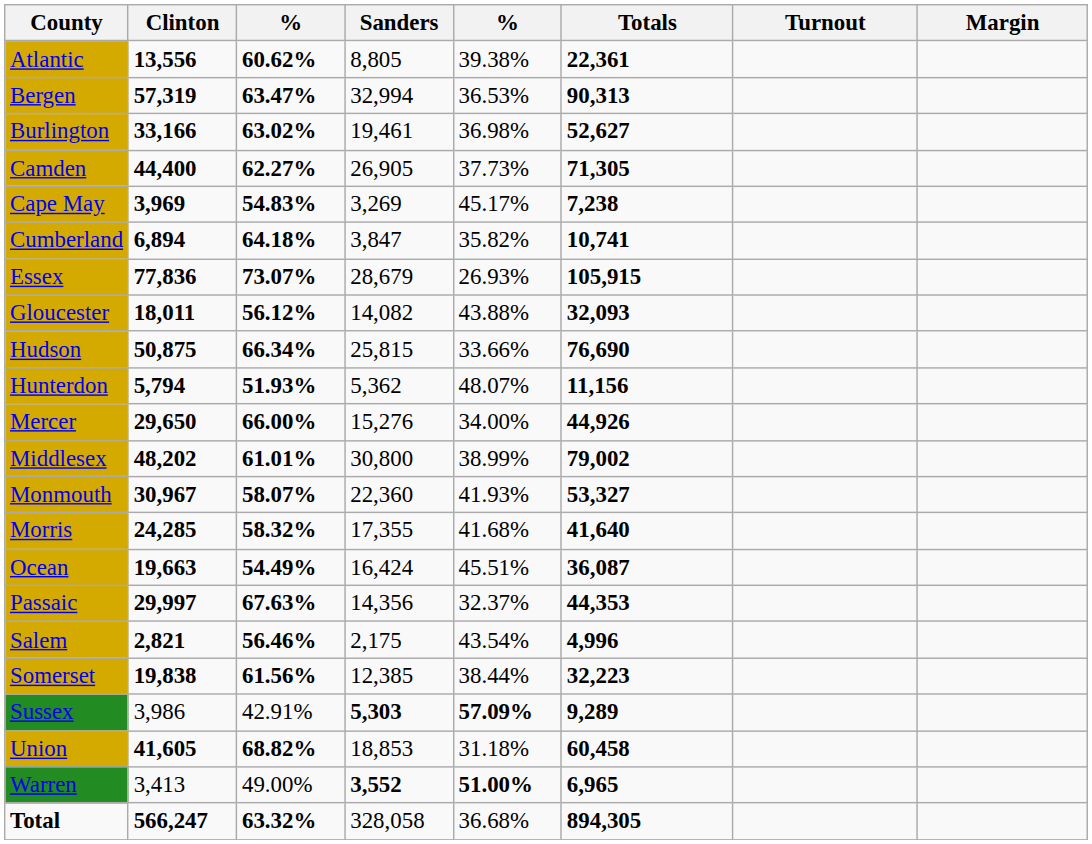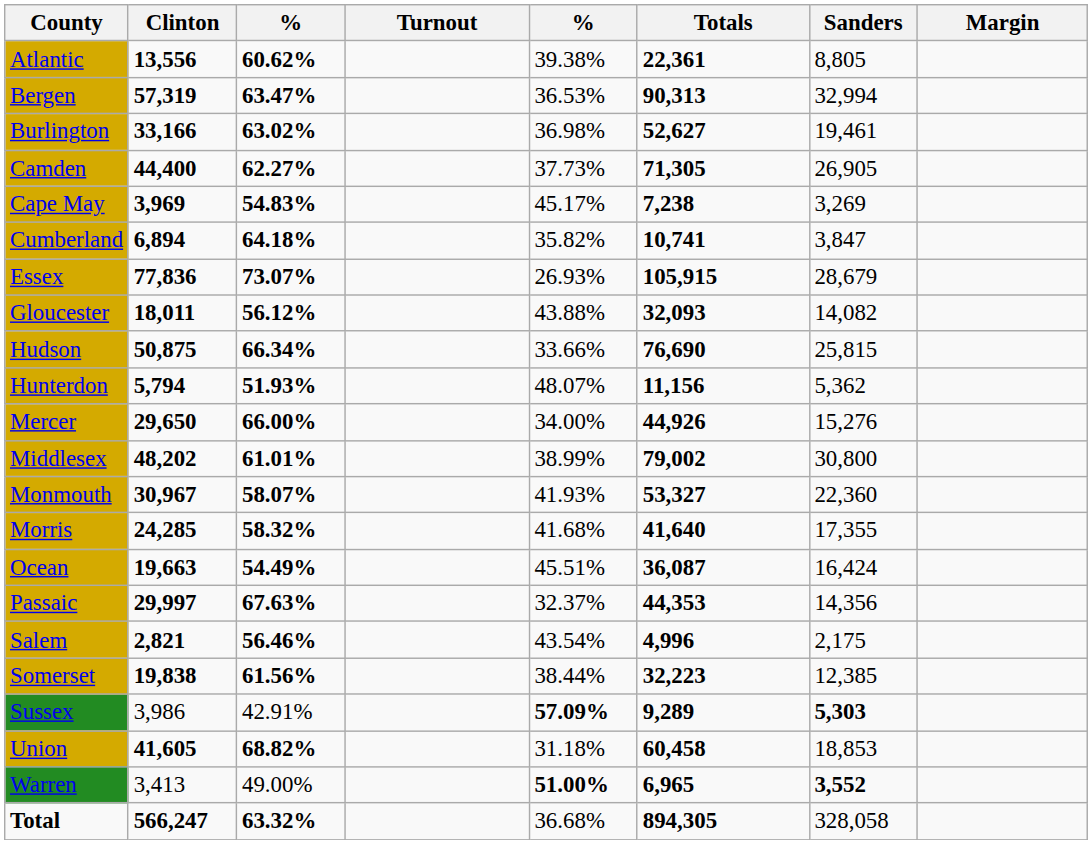columns swapped: (399, 22) <-> (825, 22)
